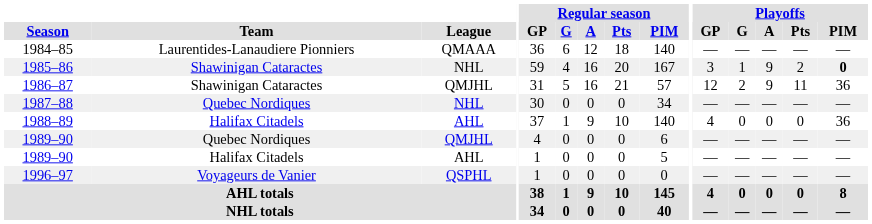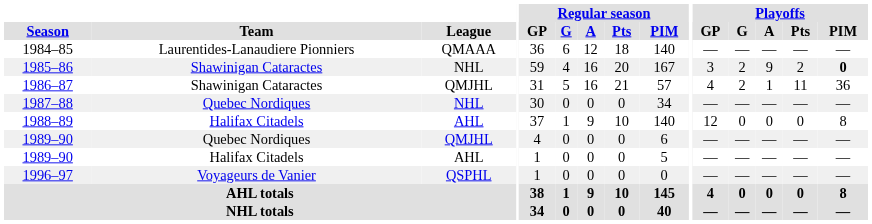(742, 67) 1 -> (742, 67) 2
(710, 85) 12 -> (710, 85) 4
(769, 85) 9 -> (769, 85) 1
(710, 121) 4 -> (710, 121) 12
(843, 121) 36 -> (843, 121) 8
